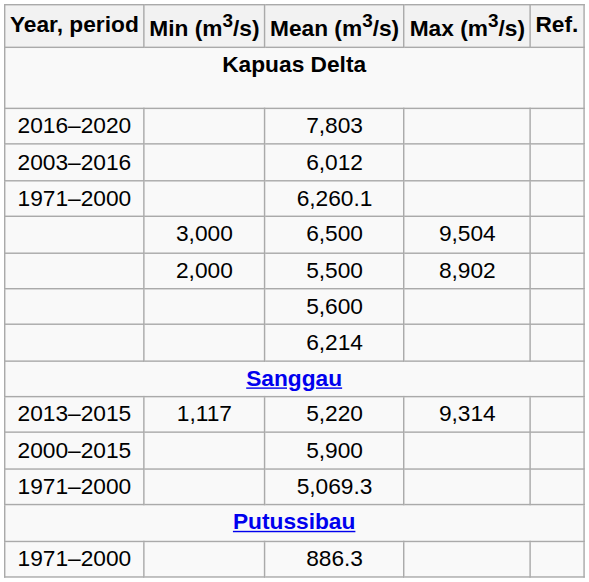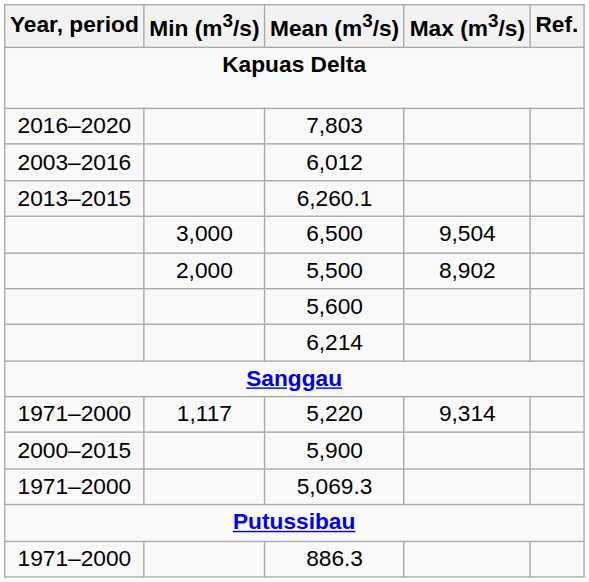(74, 198) 1971–2000 -> (74, 198) 2013–2015
(74, 414) 2013–2015 -> (74, 414) 1971–2000
